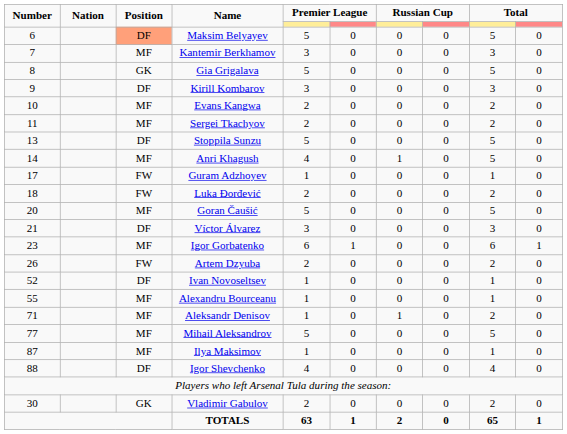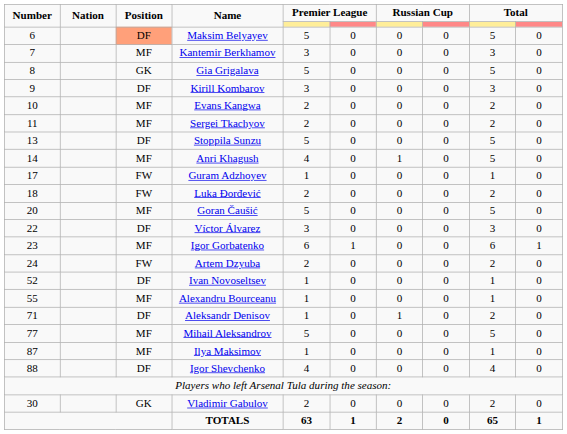(32, 228) 21 -> (32, 228) 22
(32, 263) 26 -> (32, 263) 24
(144, 315) MF -> (144, 315) DF
